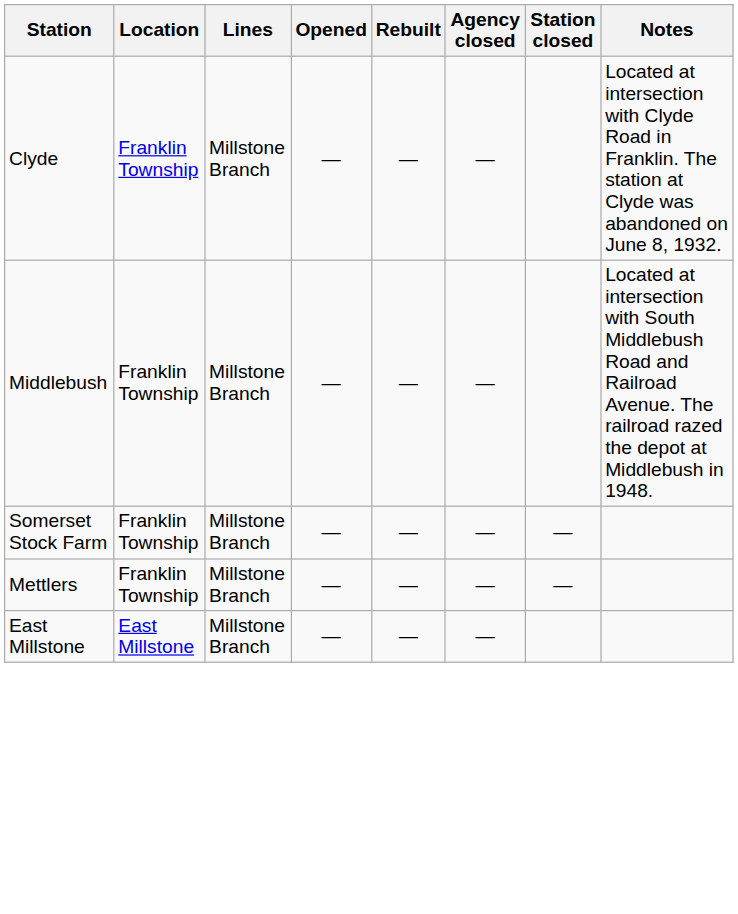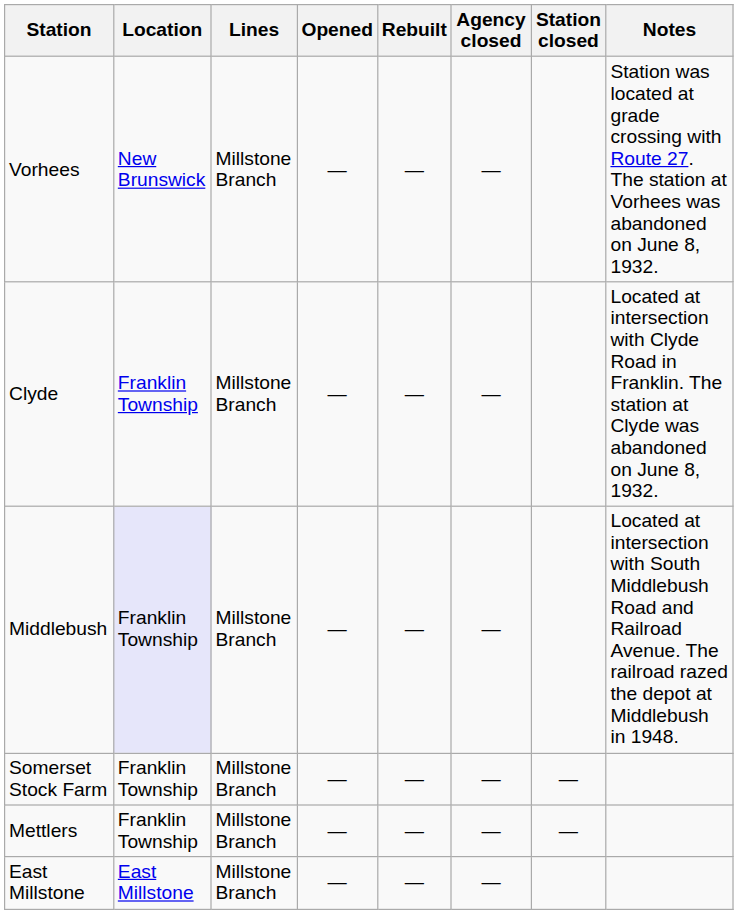+ row: (44, 168)
(158, 383) no background -> (158, 629) lavender background
